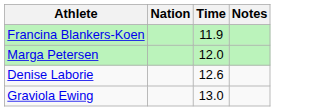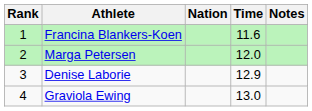+ column: (23, 14)
(211, 34) 11.9 -> (248, 34) 11.6
(211, 75) 12.6 -> (248, 75) 12.9
